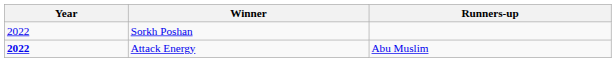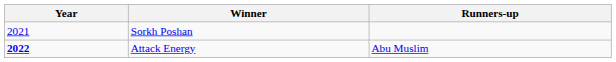(18, 31) 2022 -> (18, 31) 2021
